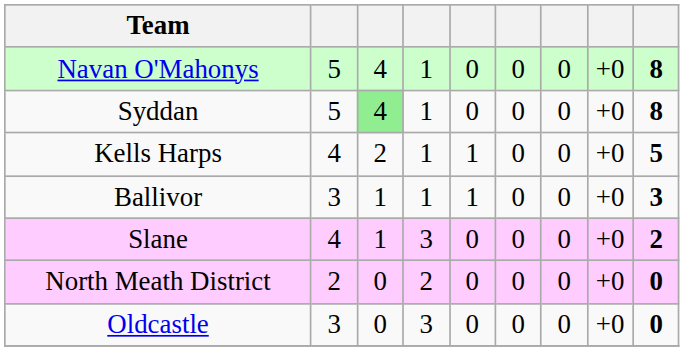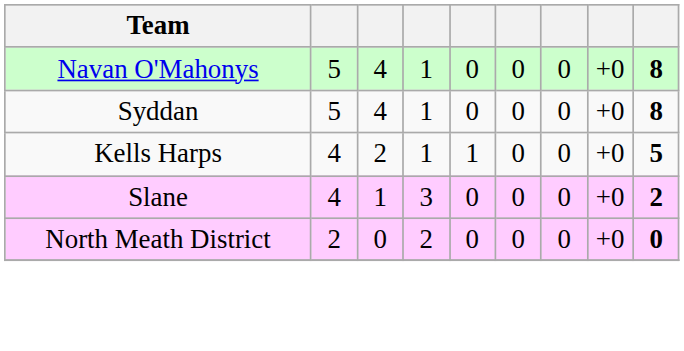(380, 111) lightgreen background -> (380, 111) no background
- row: (158, 196)
- row: (158, 324)
